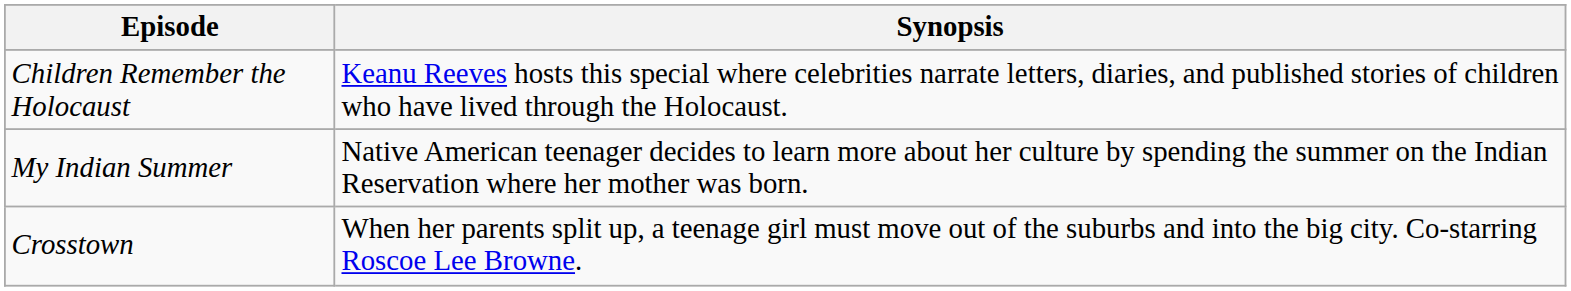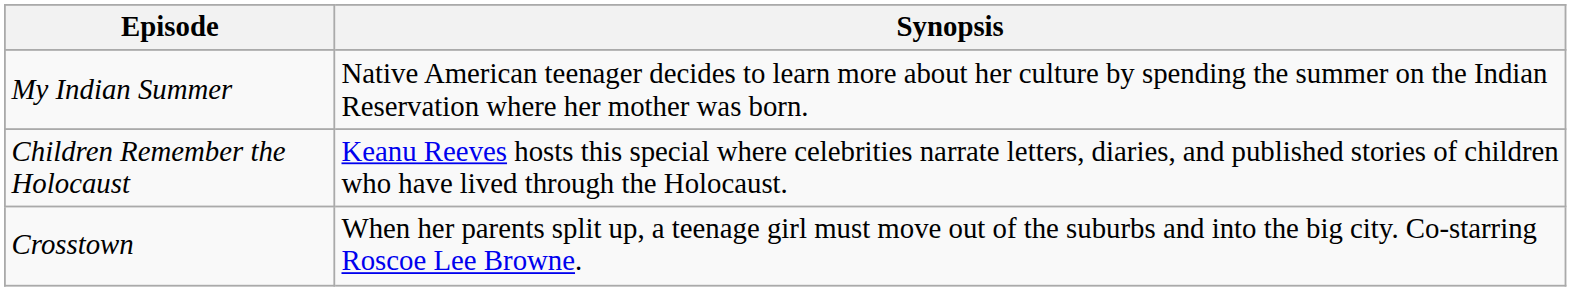rows swapped: (122, 167) <-> (149, 89)
